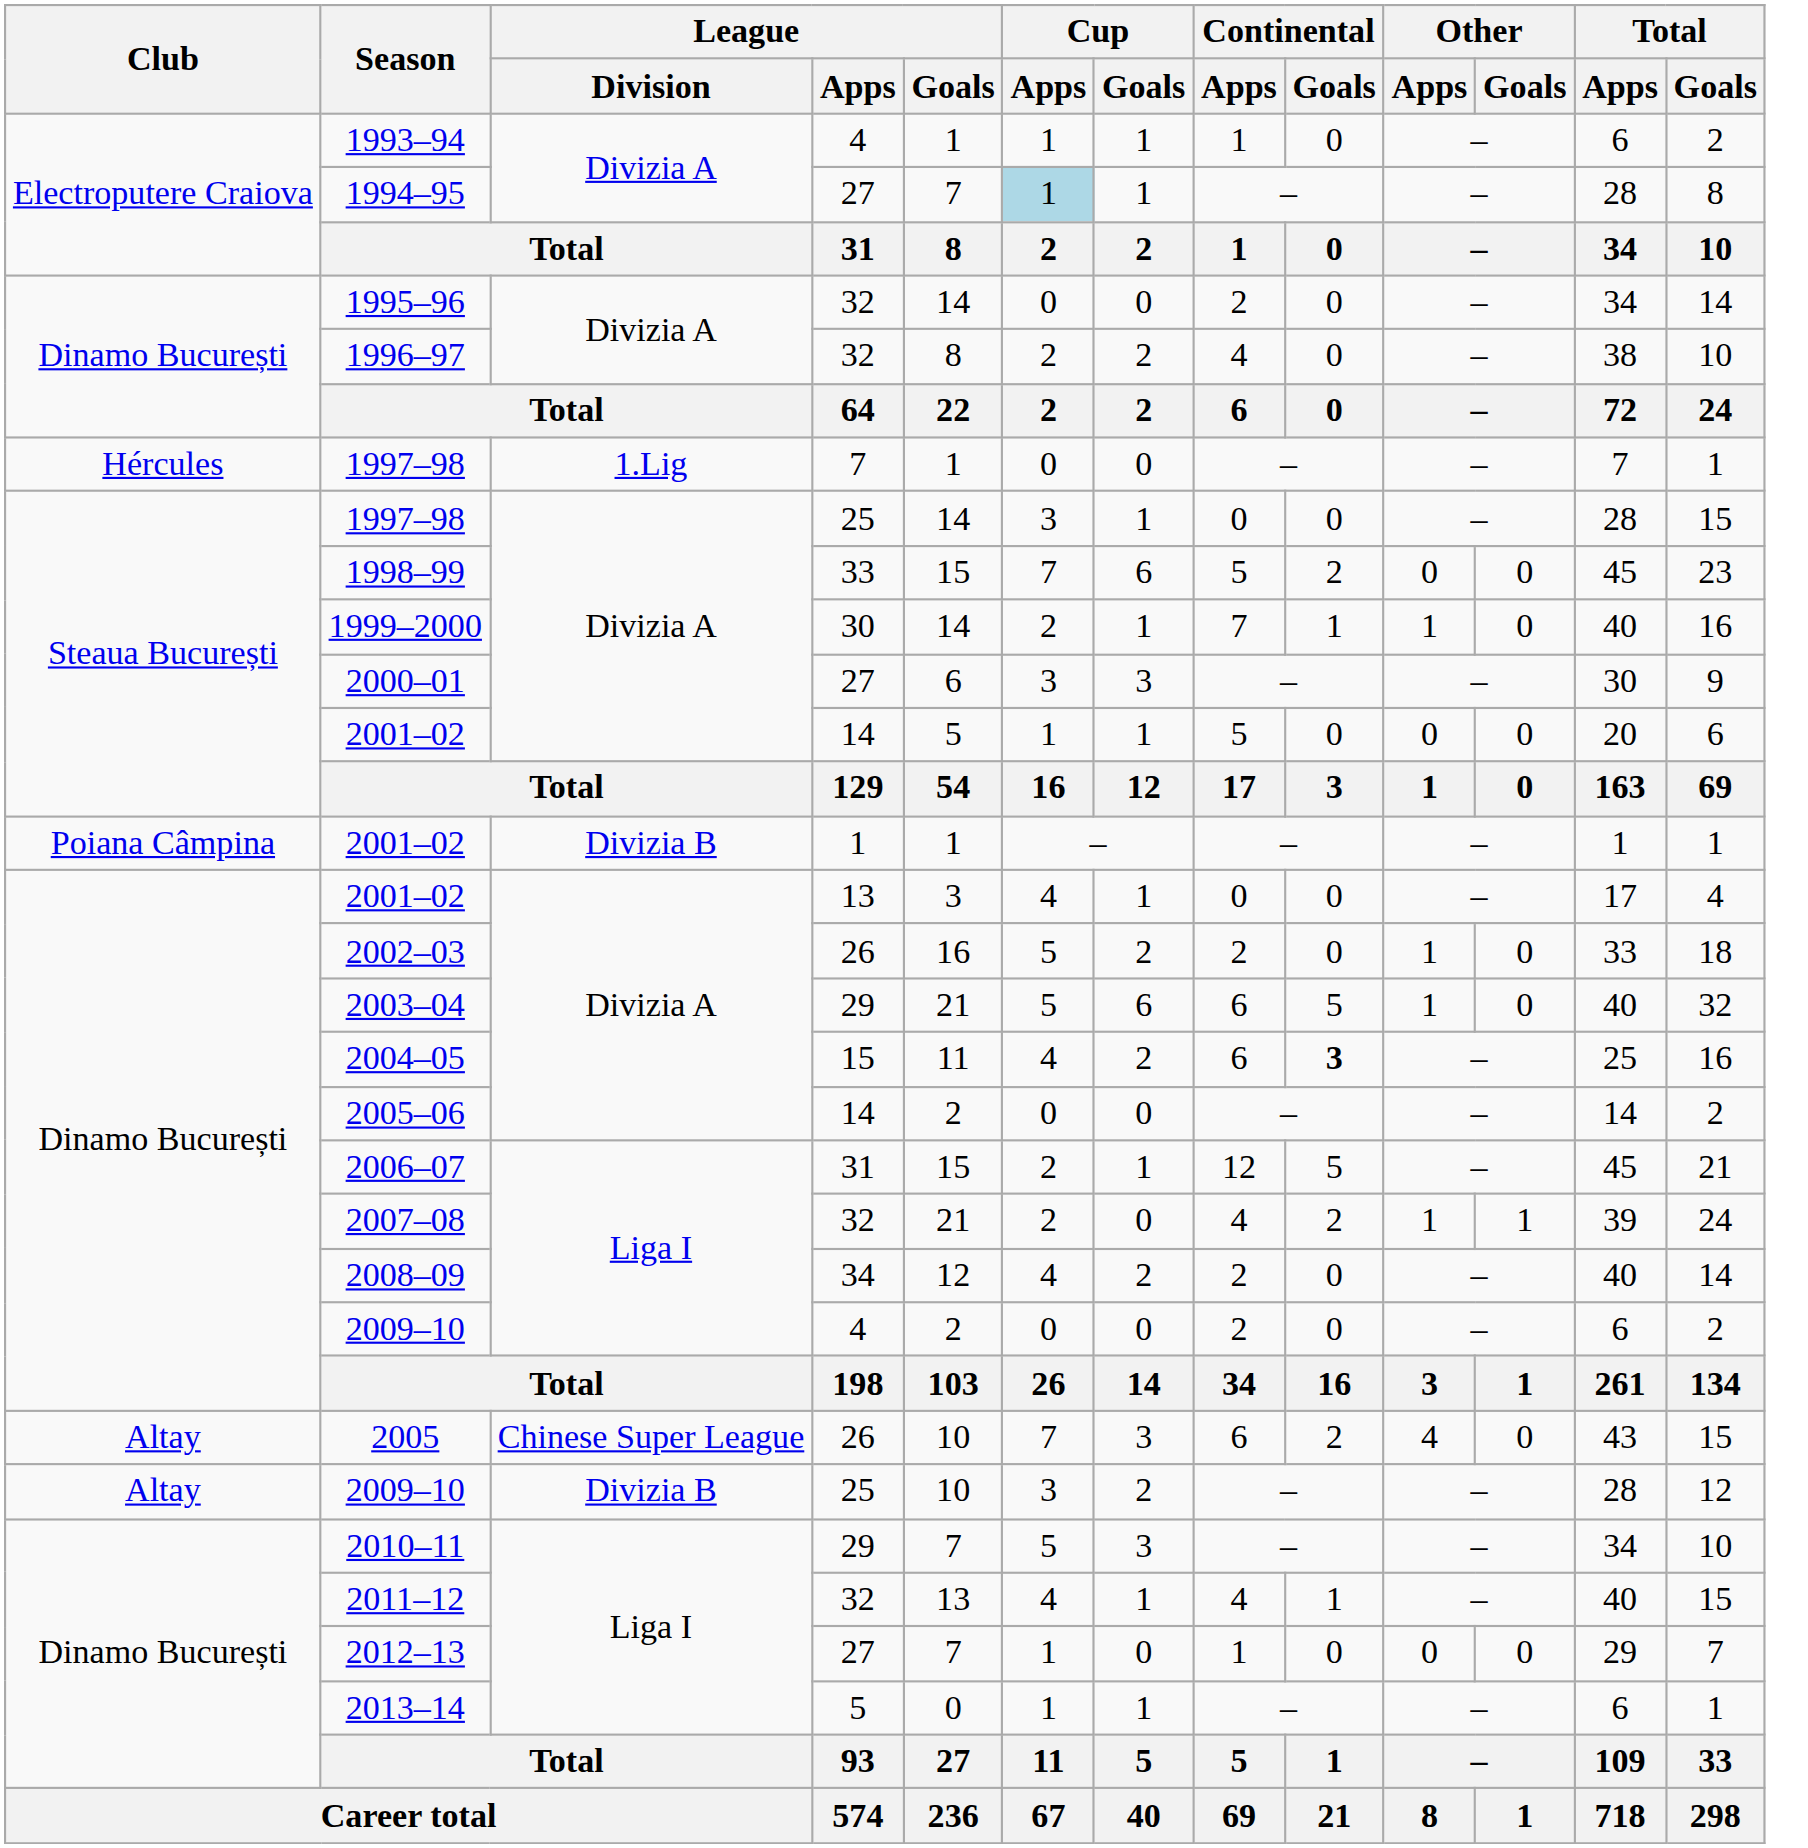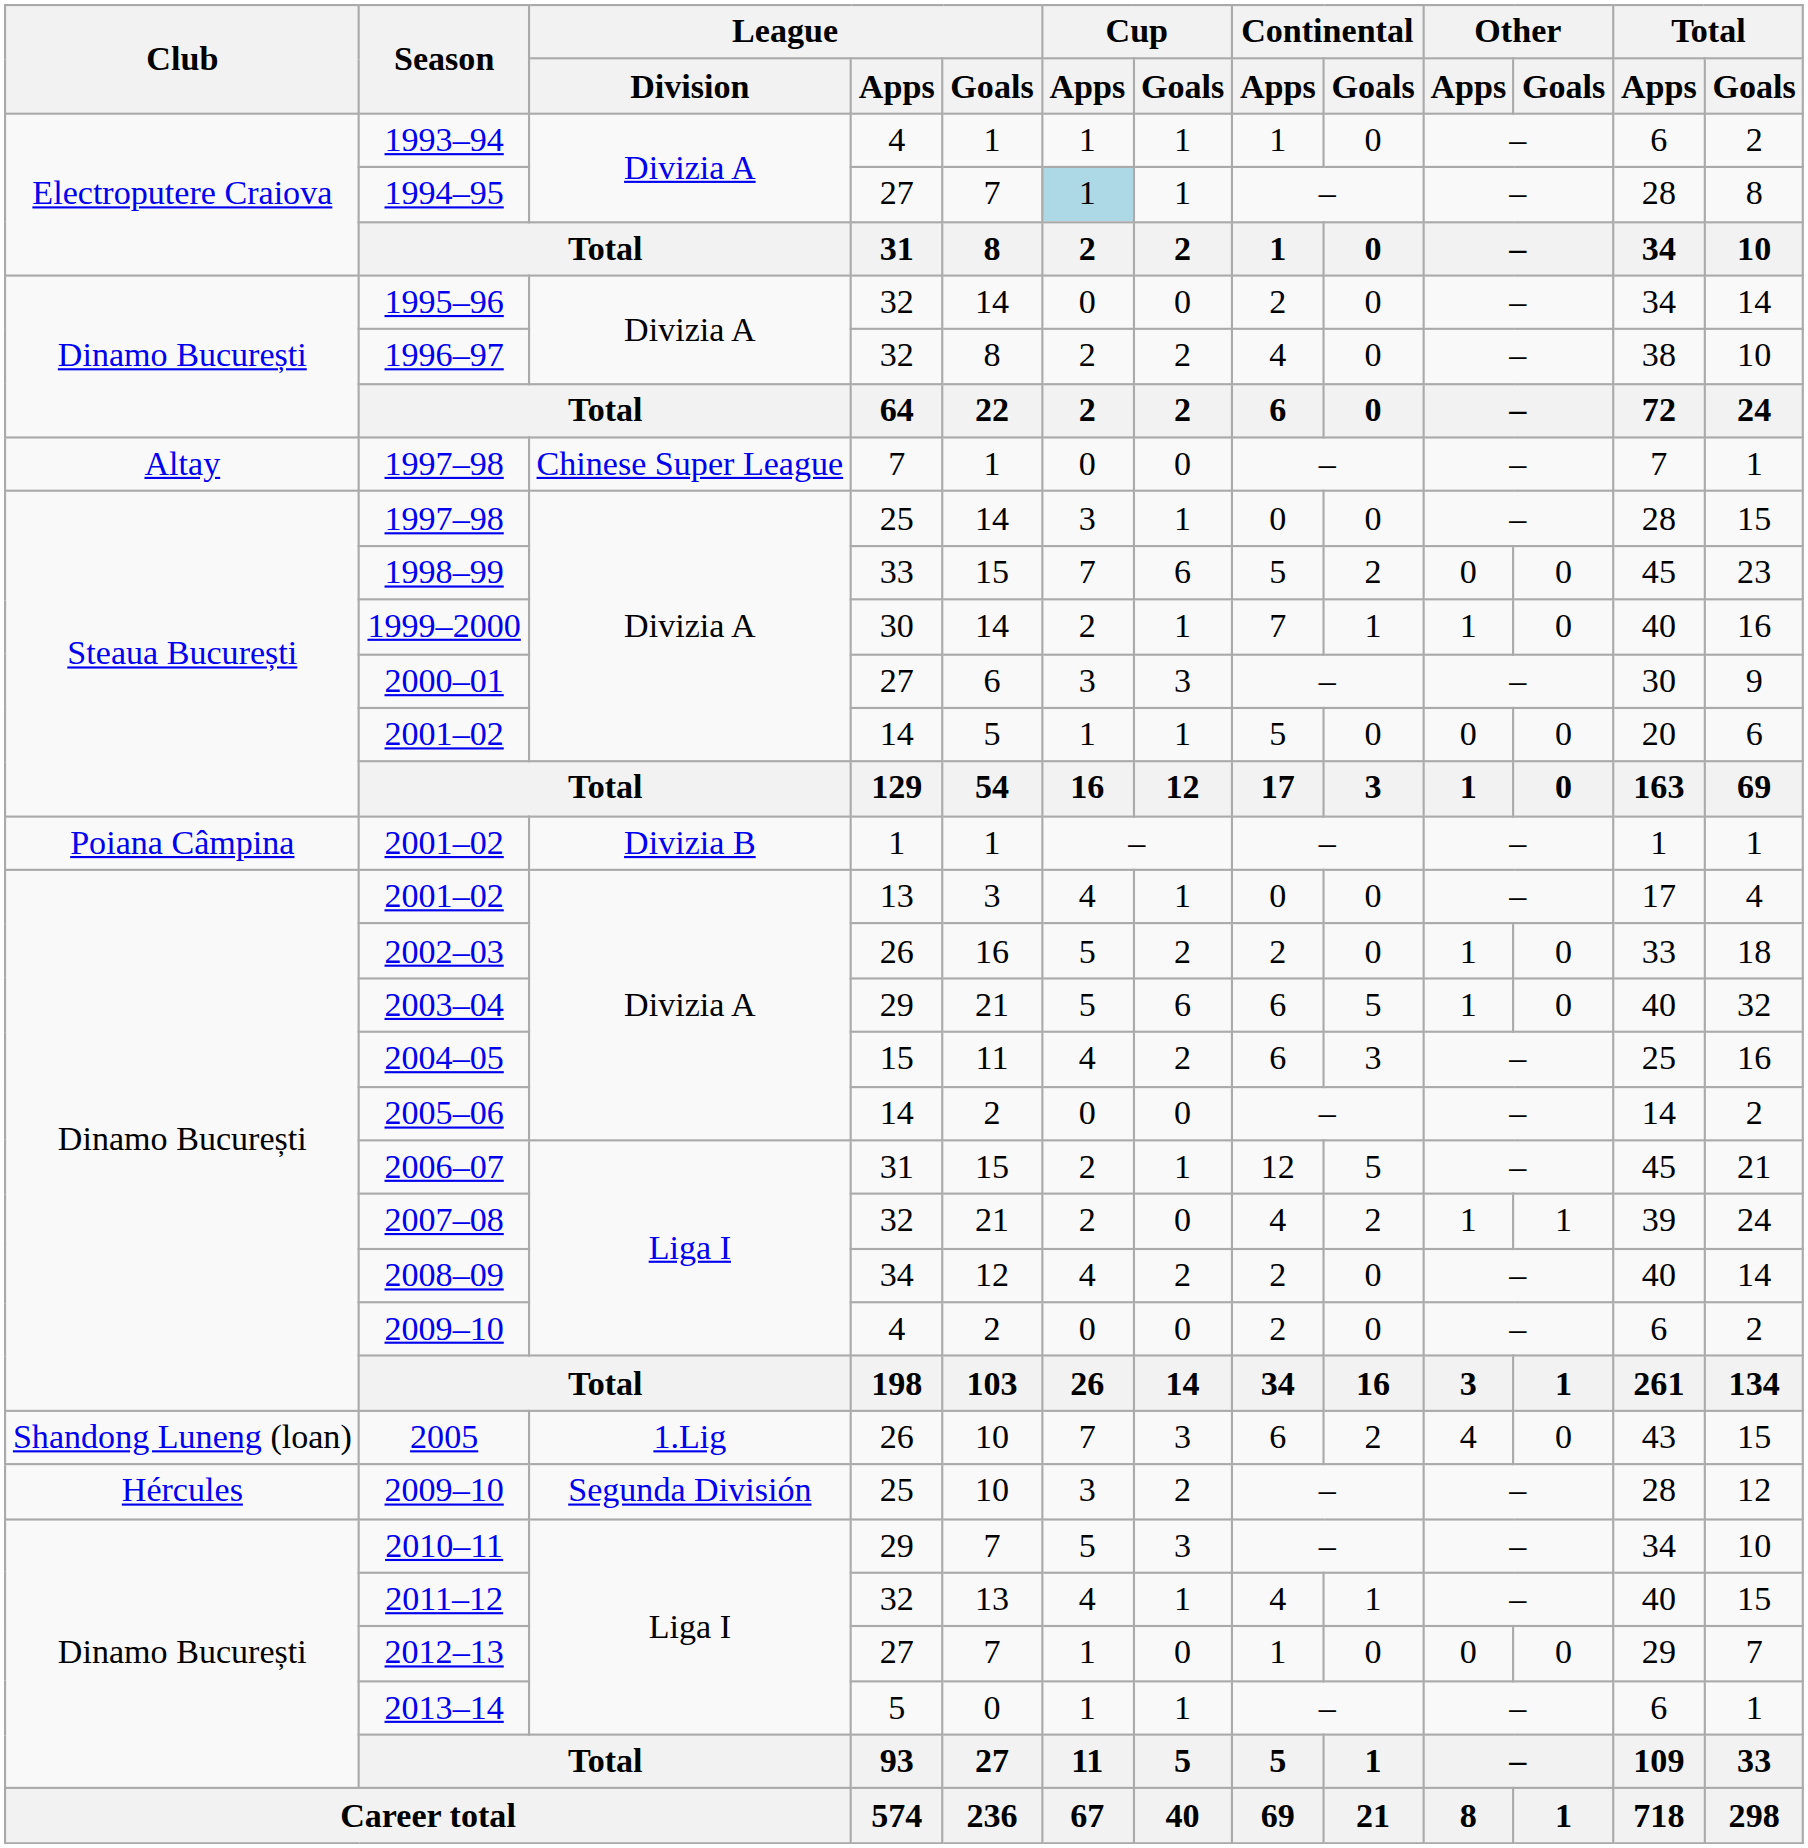(163, 463) Hércules -> (182, 463) Altay
(651, 463) 1.Lig -> (690, 463) Chinese Super League
(1334, 1058) bold -> (1373, 1058) normal
(163, 1436) Altay -> (182, 1436) Shandong Luneng (loan)
(651, 1436) Chinese Super League -> (690, 1436) 1.Lig
(163, 1490) Altay -> (182, 1490) Hércules
(651, 1490) Divizia B -> (690, 1490) Segunda División
